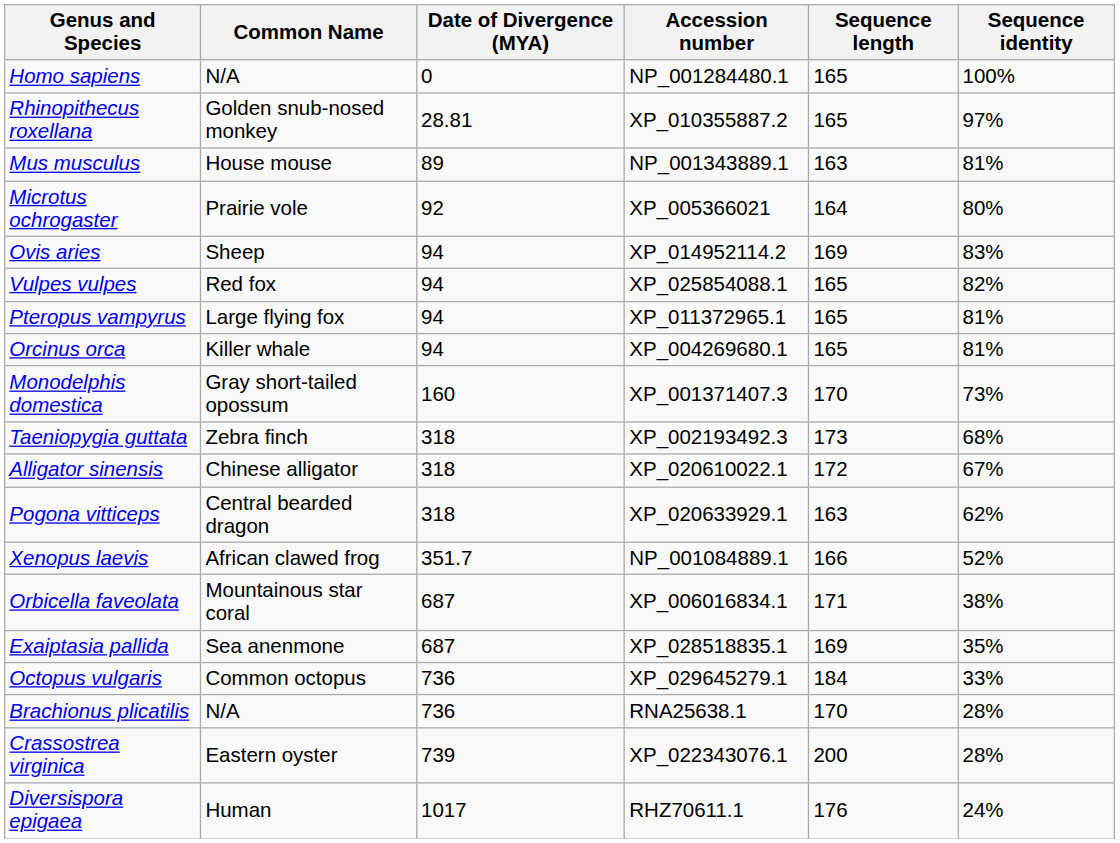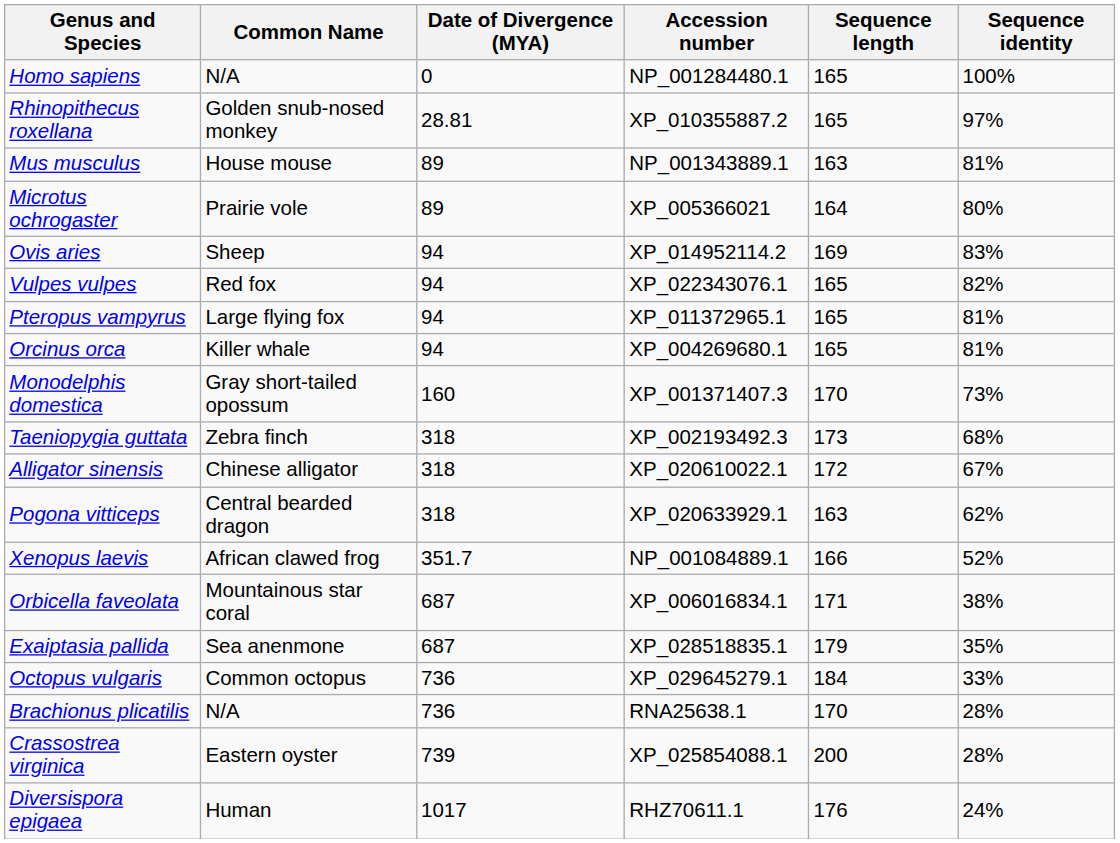(432, 208) 92 -> (432, 208) 89
(708, 284) XP_025854088.1 -> (708, 284) XP_022343076.1
(831, 646) 169 -> (831, 646) 179
(708, 755) XP_022343076.1 -> (708, 755) XP_025854088.1
